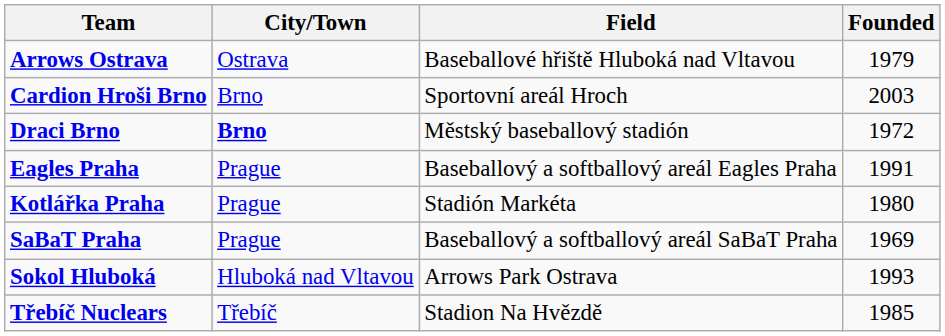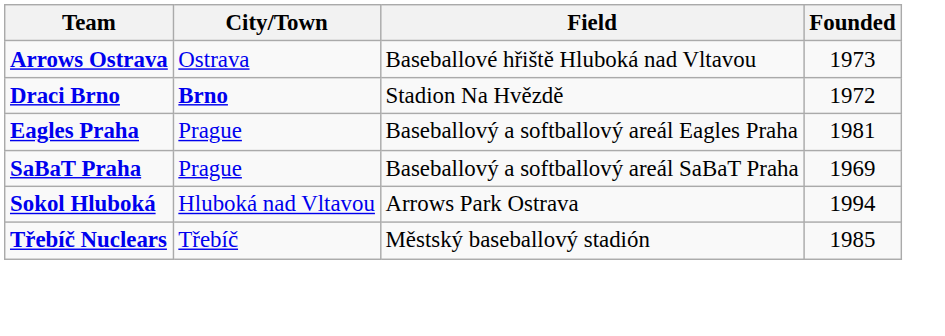(891, 58) 1979 -> (852, 58) 1973
- row: (108, 95)
(556, 131) Městský baseballový stadión -> (474, 95) Stadion Na Hvězdě
(891, 167) 1991 -> (852, 131) 1981
- row: (87, 204)
(891, 276) 1993 -> (852, 204) 1994
(513, 312) Stadion Na Hvězdě -> (518, 240) Městský baseballový stadión
